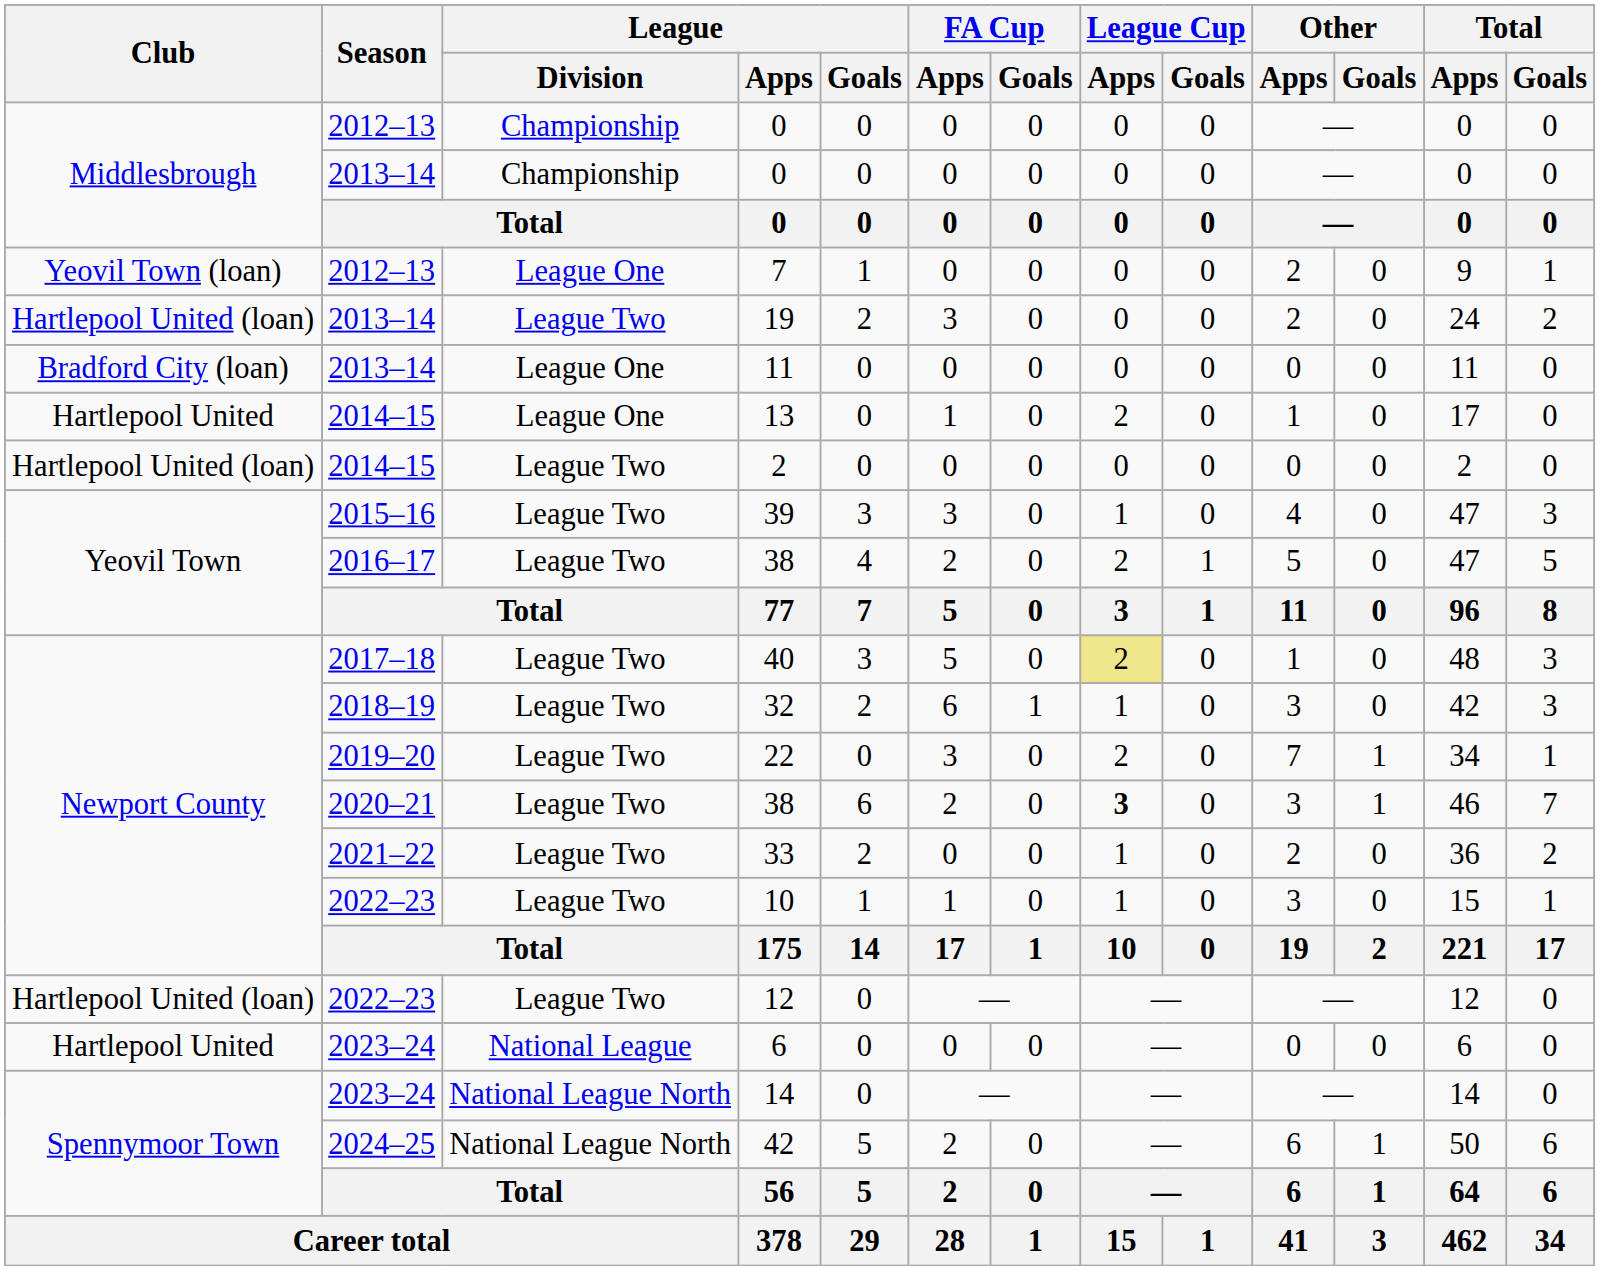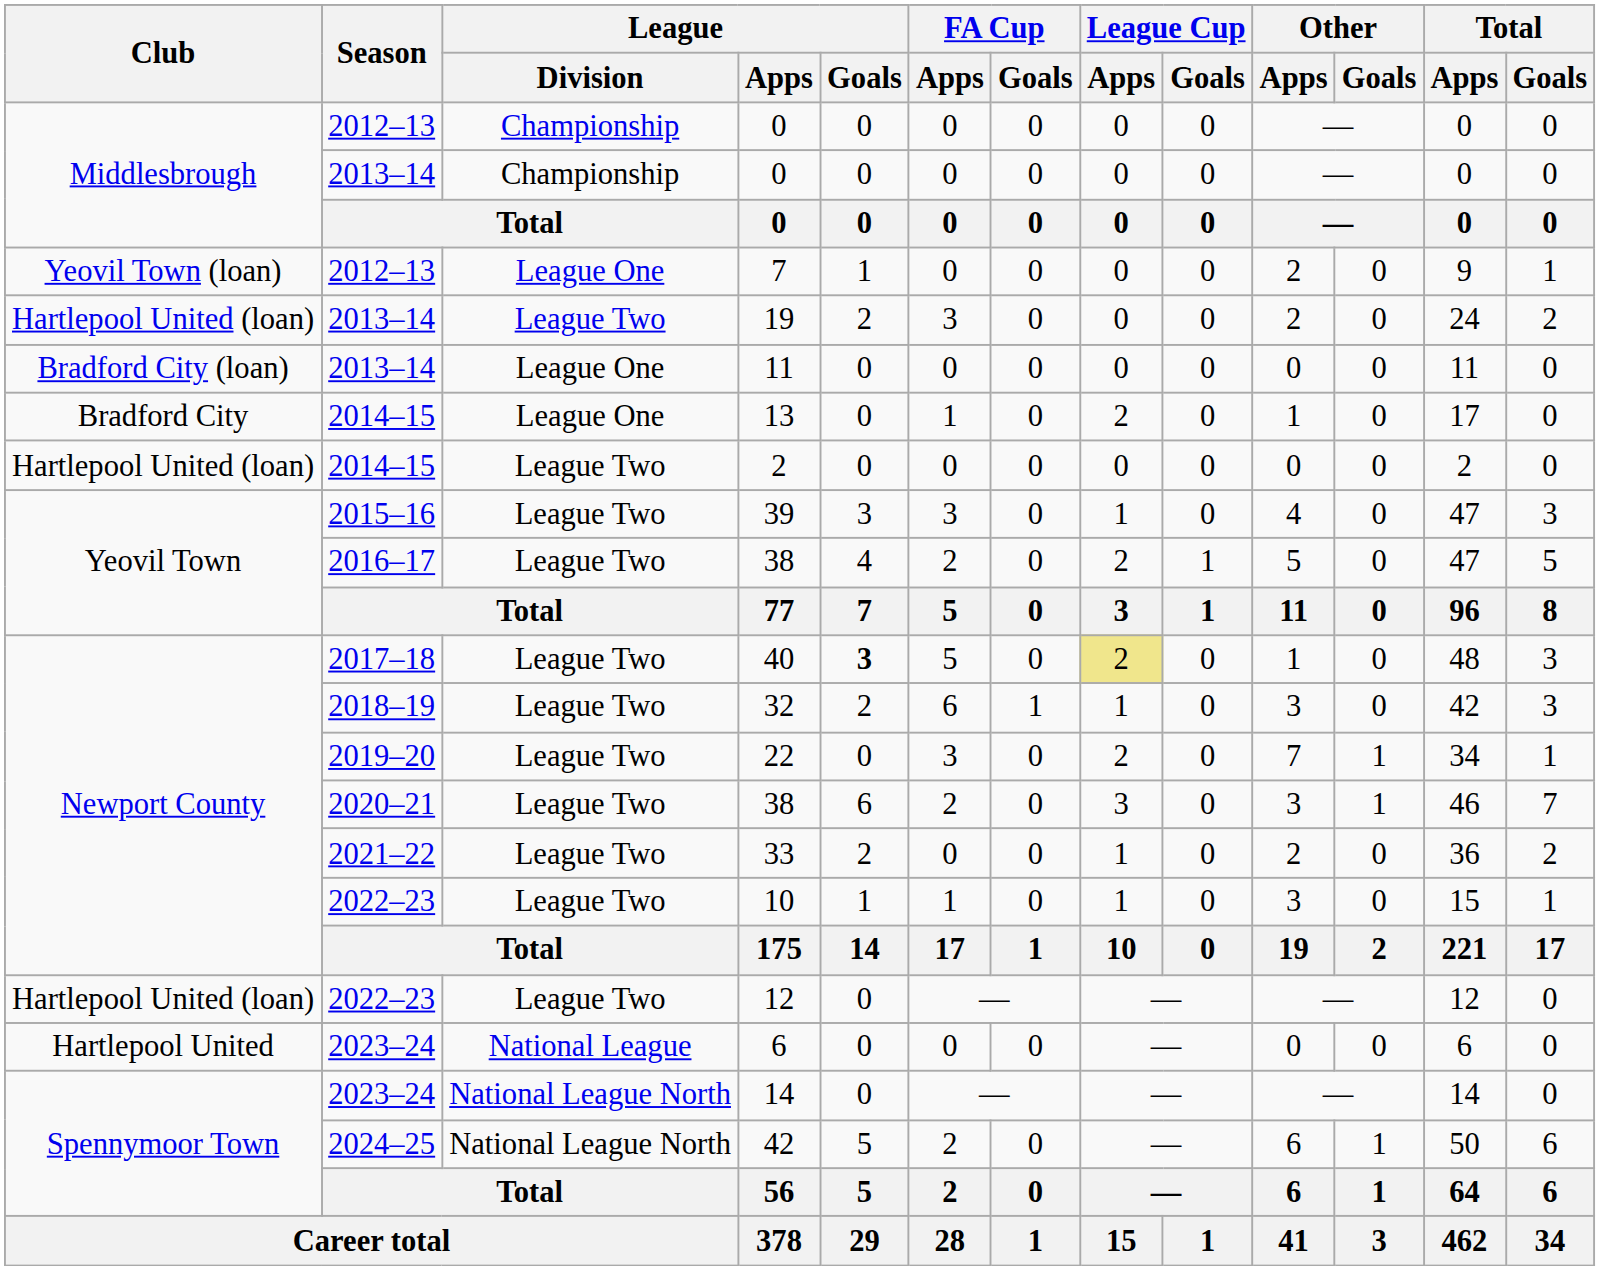(163, 416) Hartlepool United -> (163, 416) Bradford City
(864, 658) normal -> (864, 658) bold
(1121, 804) bold -> (1121, 804) normal
